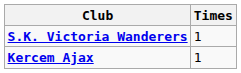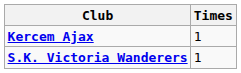rows swapped: (98, 36) <-> (51, 57)
